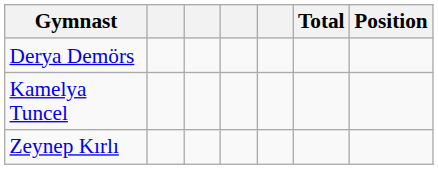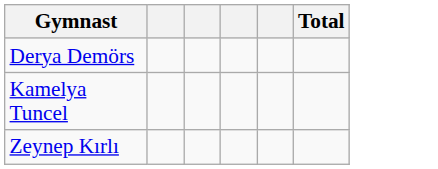- column: (391, 21)
